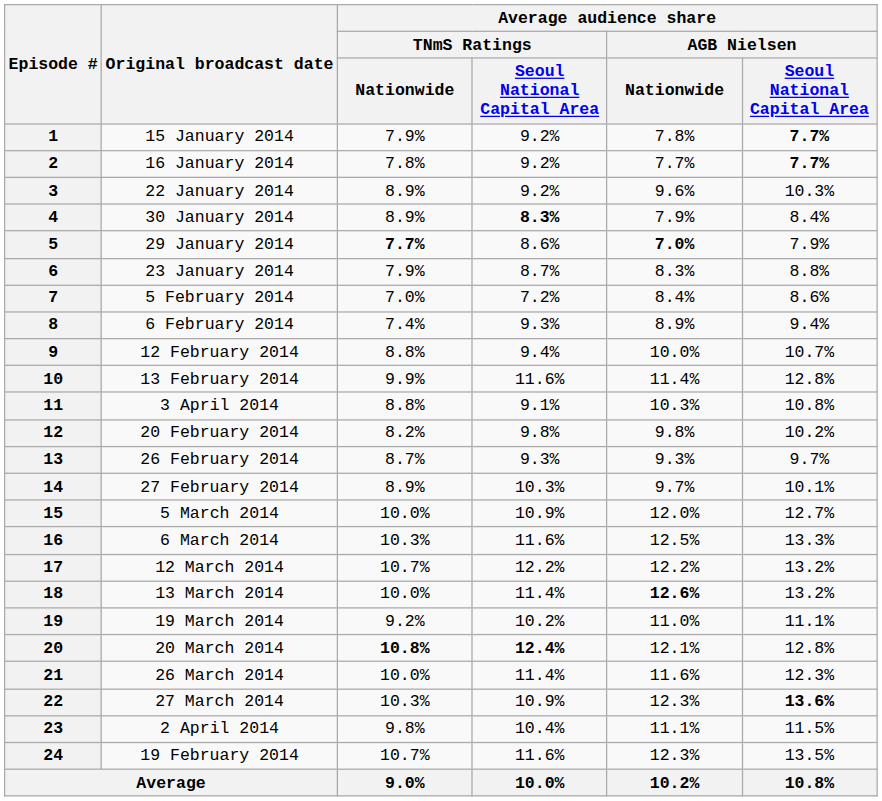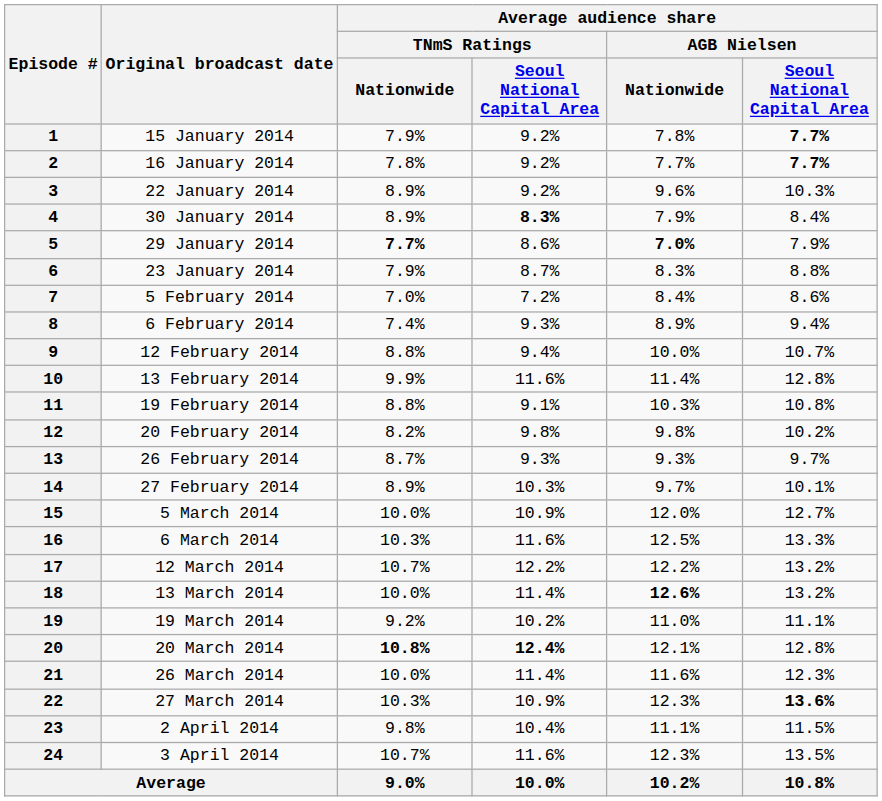(220, 406) 3 April 2014 -> (220, 406) 19 February 2014
(220, 756) 19 February 2014 -> (220, 756) 3 April 2014
